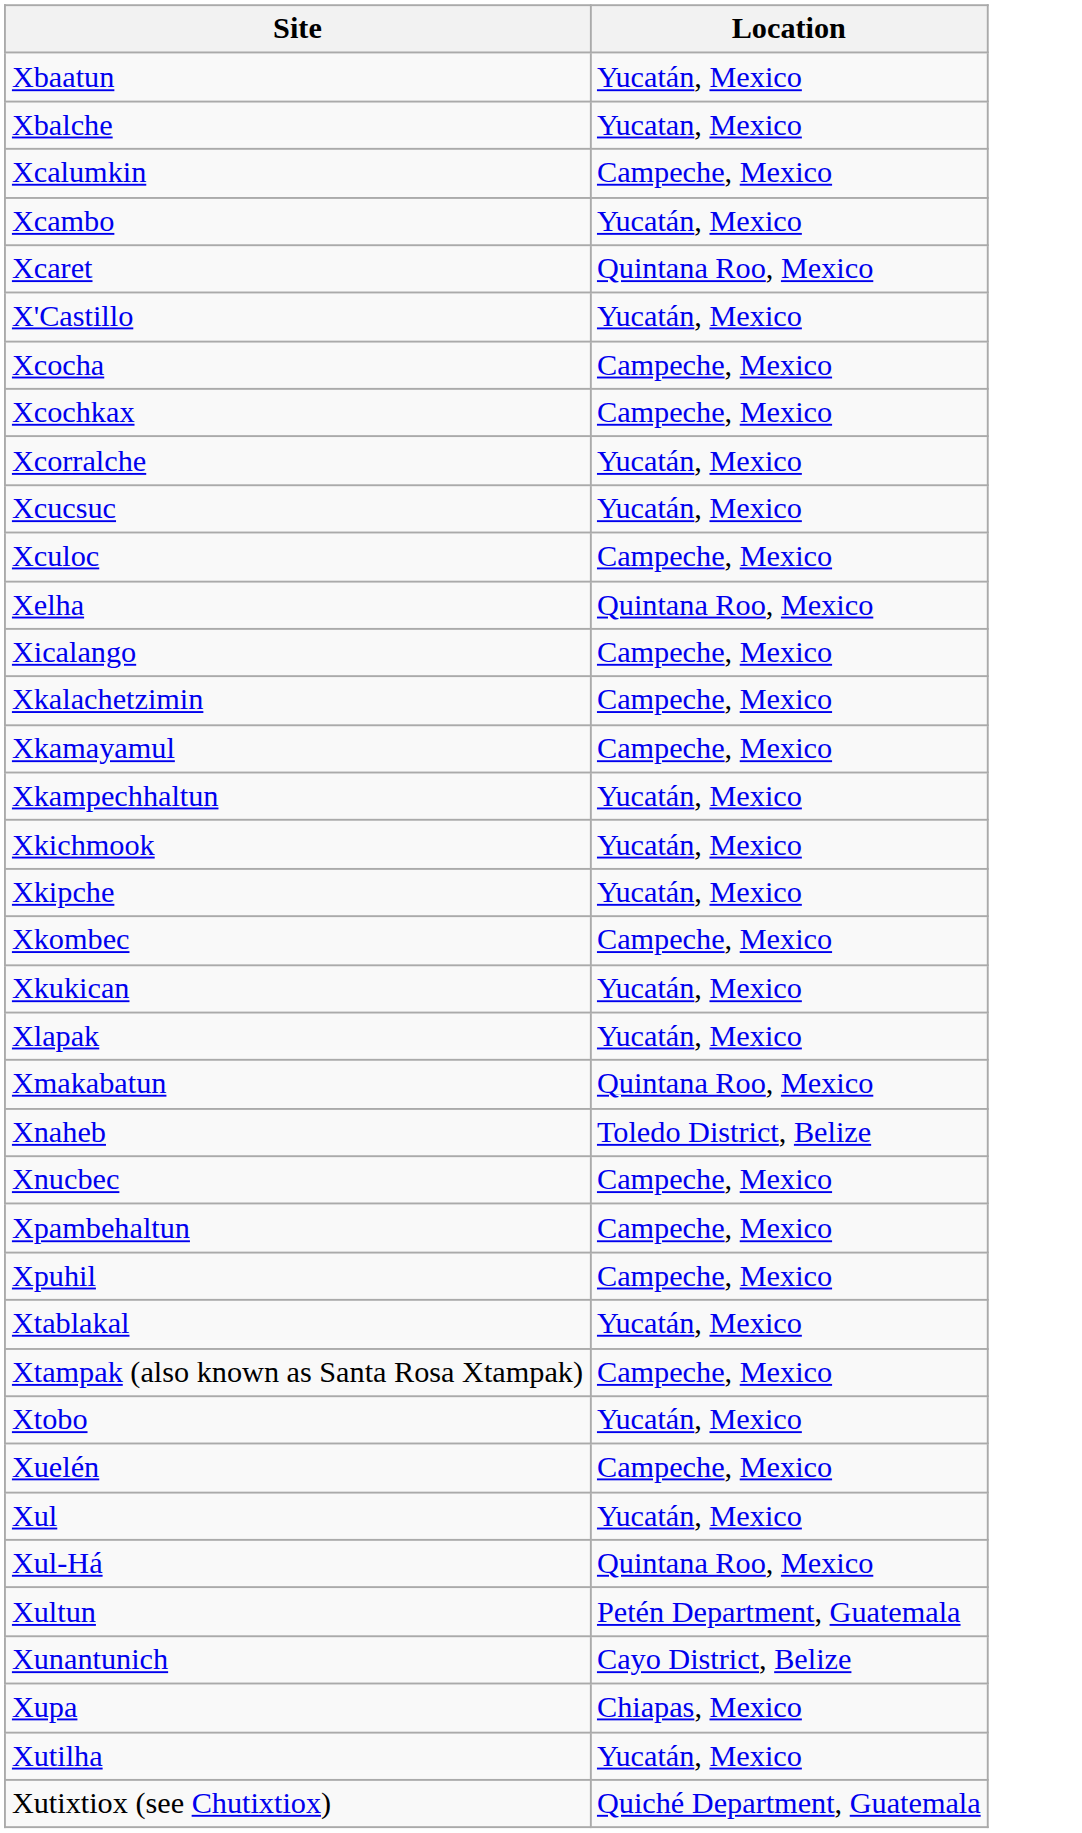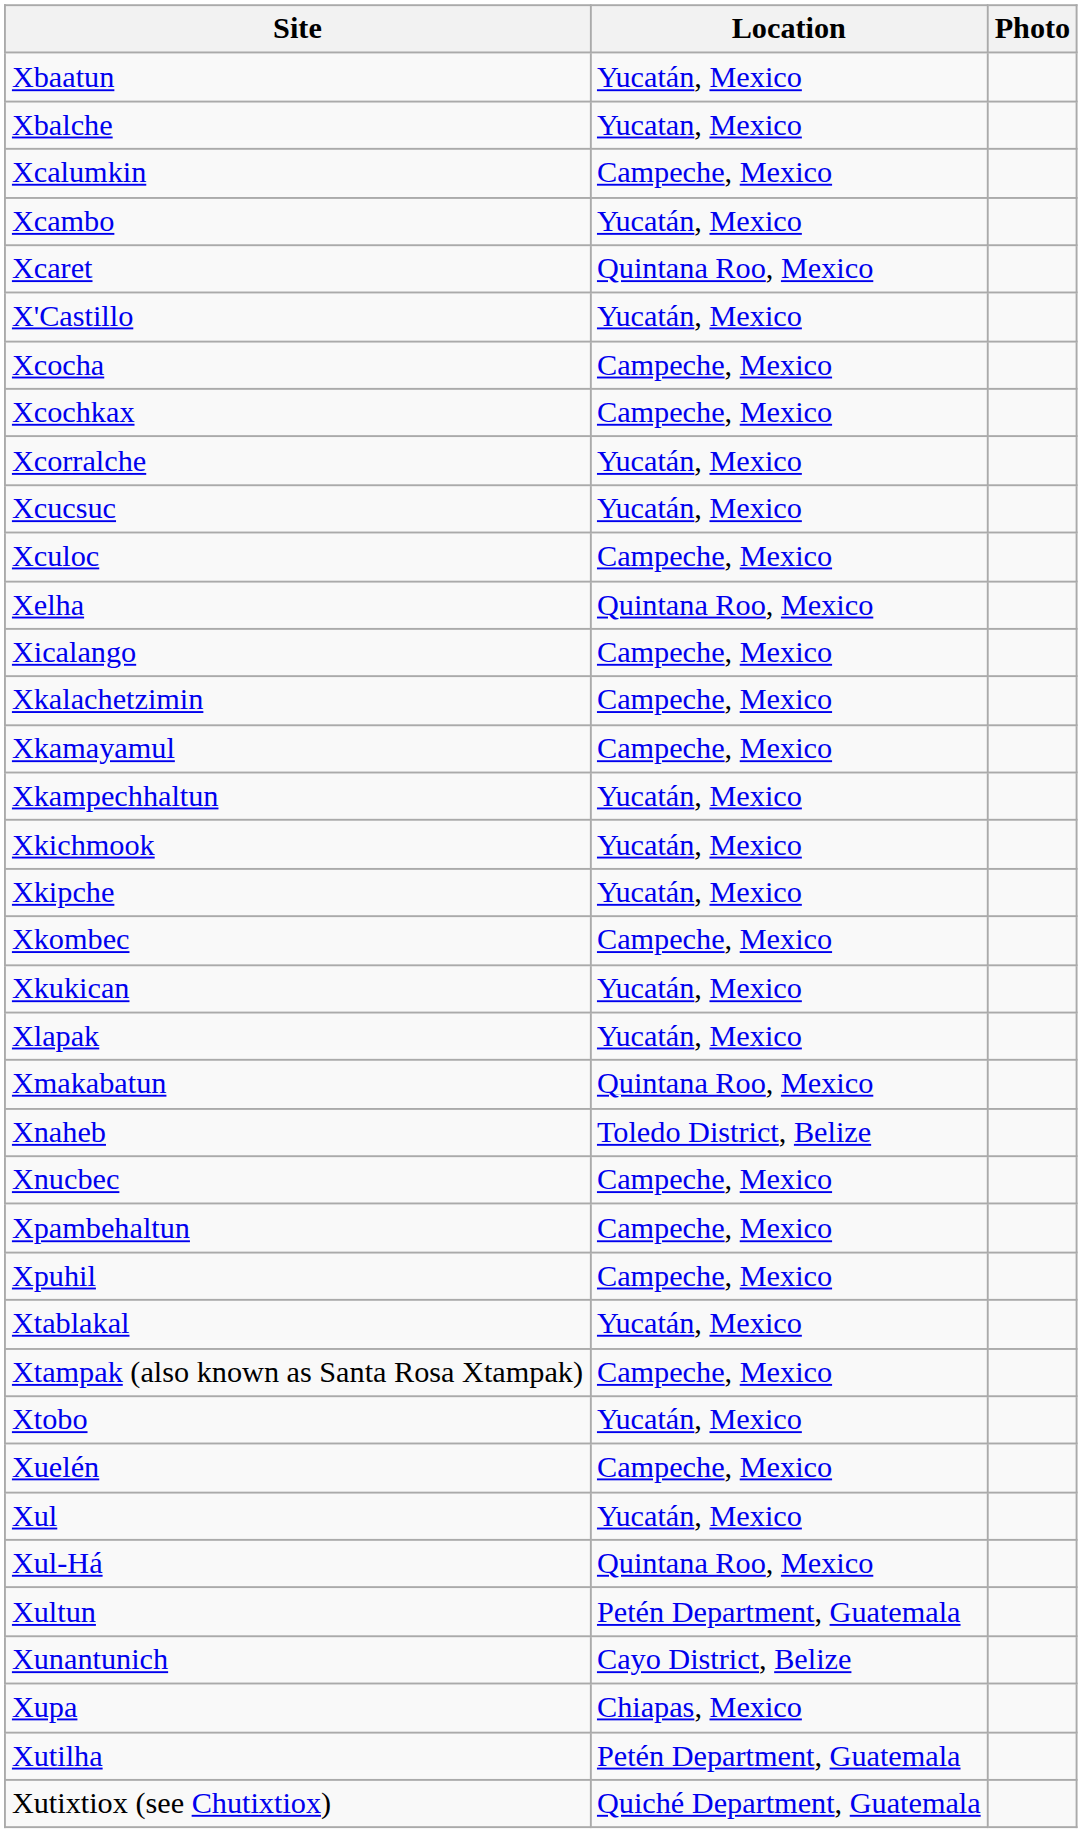+ column: (1032, 28)
(699, 1755) Yucatán, Mexico -> (779, 1755) Petén Department, Guatemala
